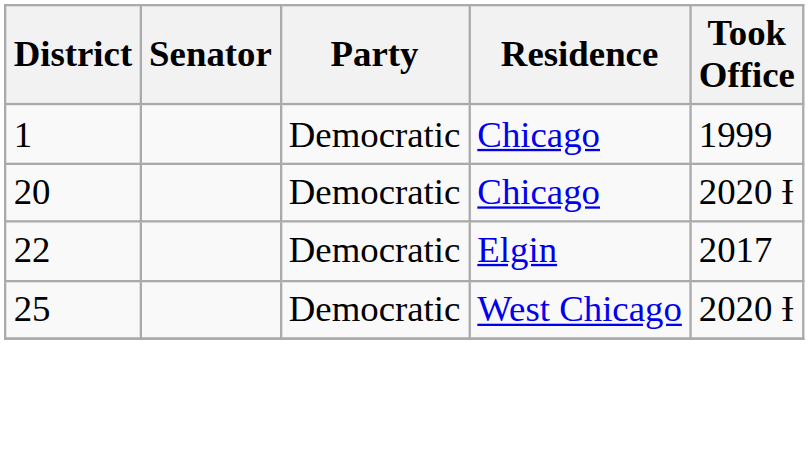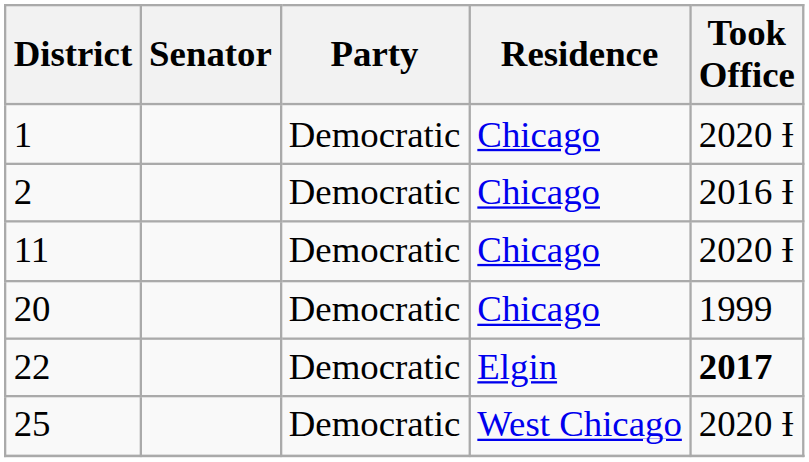(736, 133) 1999 -> (746, 133) 2020 Ɨ
+ row: (23, 191)
+ row: (31, 250)
(746, 191) 2020 Ɨ -> (736, 308) 1999
(736, 250) normal -> (736, 366) bold
